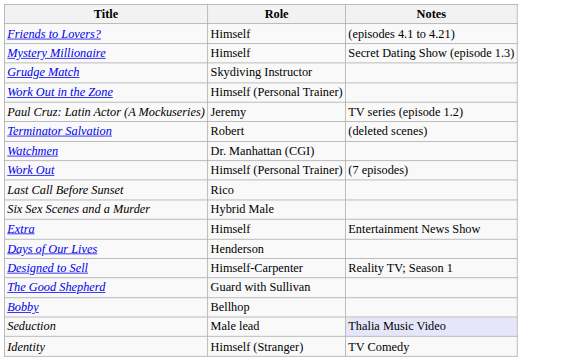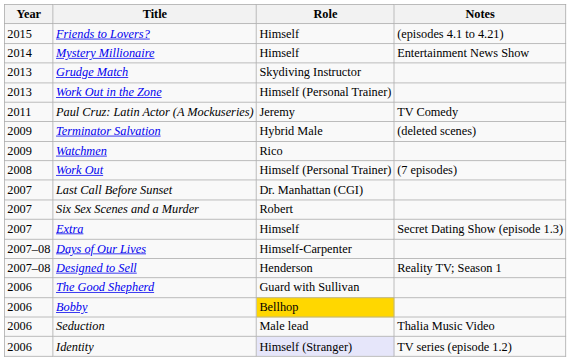+ column: (29, 14)
(431, 53) Secret Dating Show (episode 1.3) -> (463, 53) Entertainment News Show
(406, 111) TV series (episode 1.2) -> (428, 111) TV Comedy
(227, 131) Robert -> (291, 131) Hybrid Male
(262, 151) Dr. Manhattan (CGI) -> (271, 151) Rico
(222, 190) Rico -> (311, 190) Dr. Manhattan (CGI)
(242, 209) Hybrid Male -> (276, 209) Robert
(414, 229) Entertainment News Show -> (480, 229) Secret Dating Show (episode 1.3)
(237, 248) Henderson -> (306, 248) Himself-Carpenter
(257, 268) Himself-Carpenter -> (286, 268) Henderson
(230, 307) no background -> (279, 307) gold background
(397, 326) lavender background -> (446, 326) no background
(257, 346) no background -> (306, 346) lavender background
(379, 346) TV Comedy -> (454, 346) TV series (episode 1.2)
